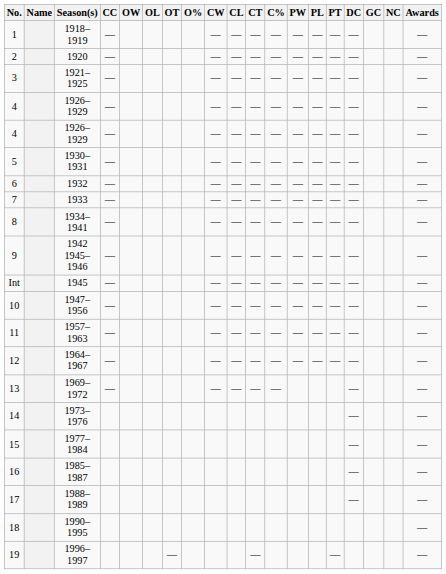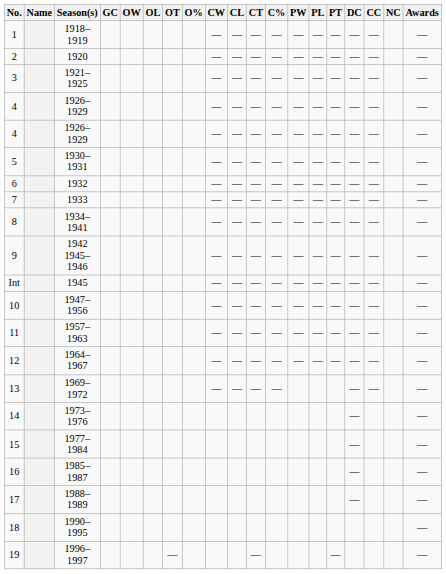columns swapped: (374, 12) <-> (110, 12)
